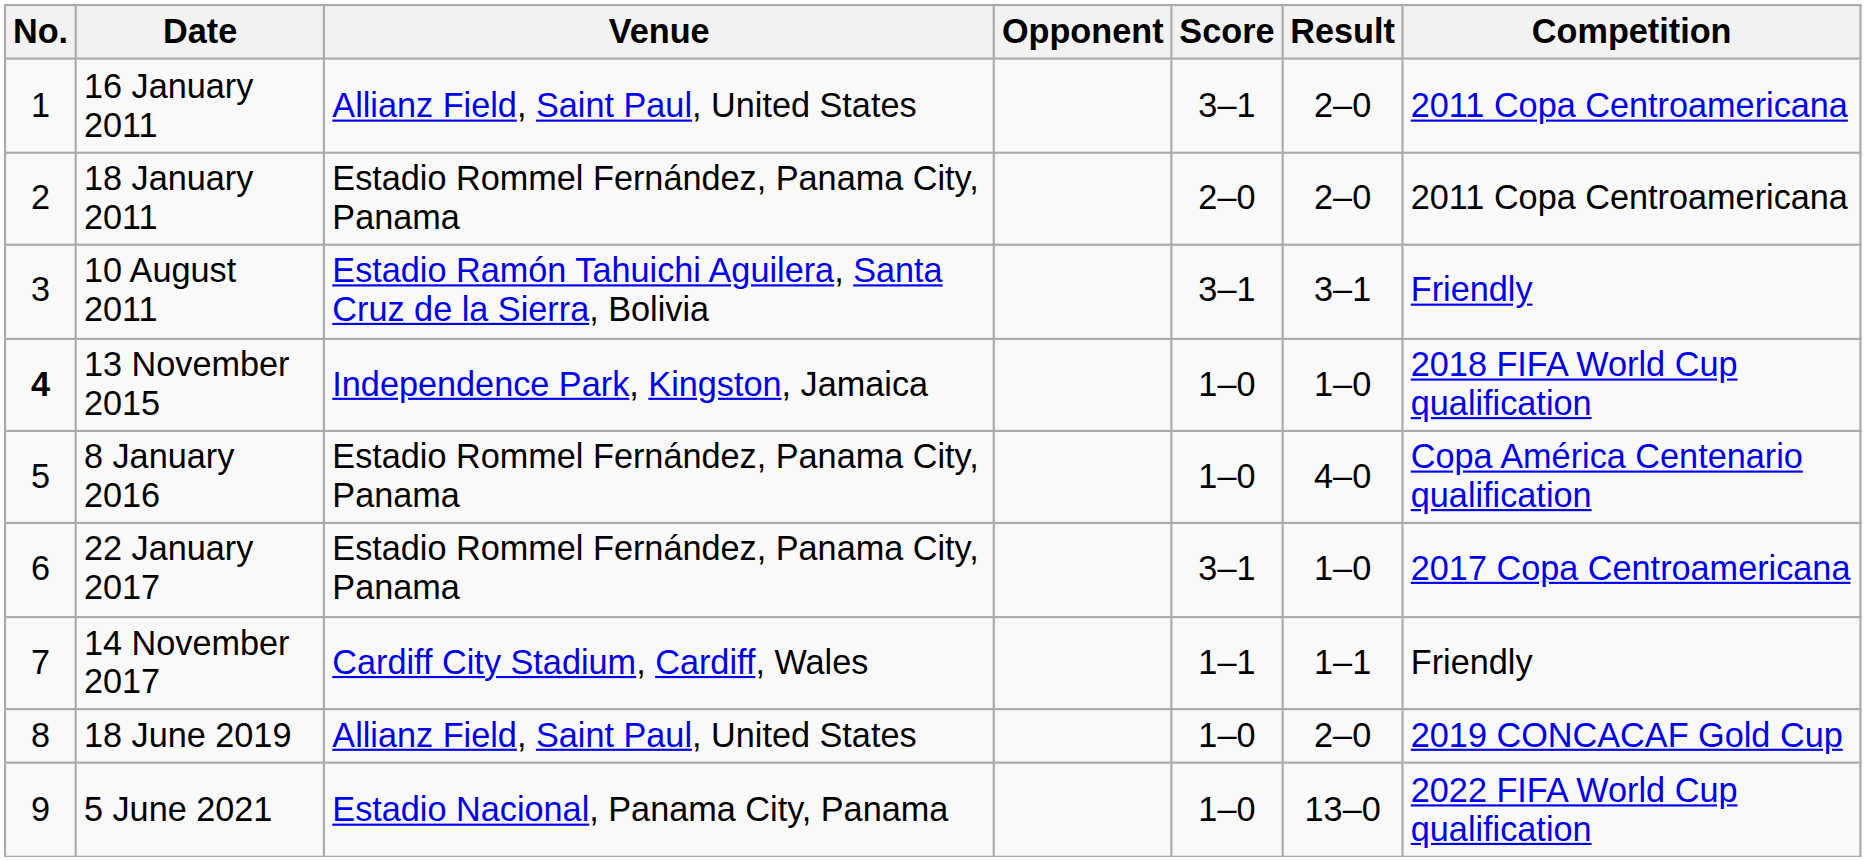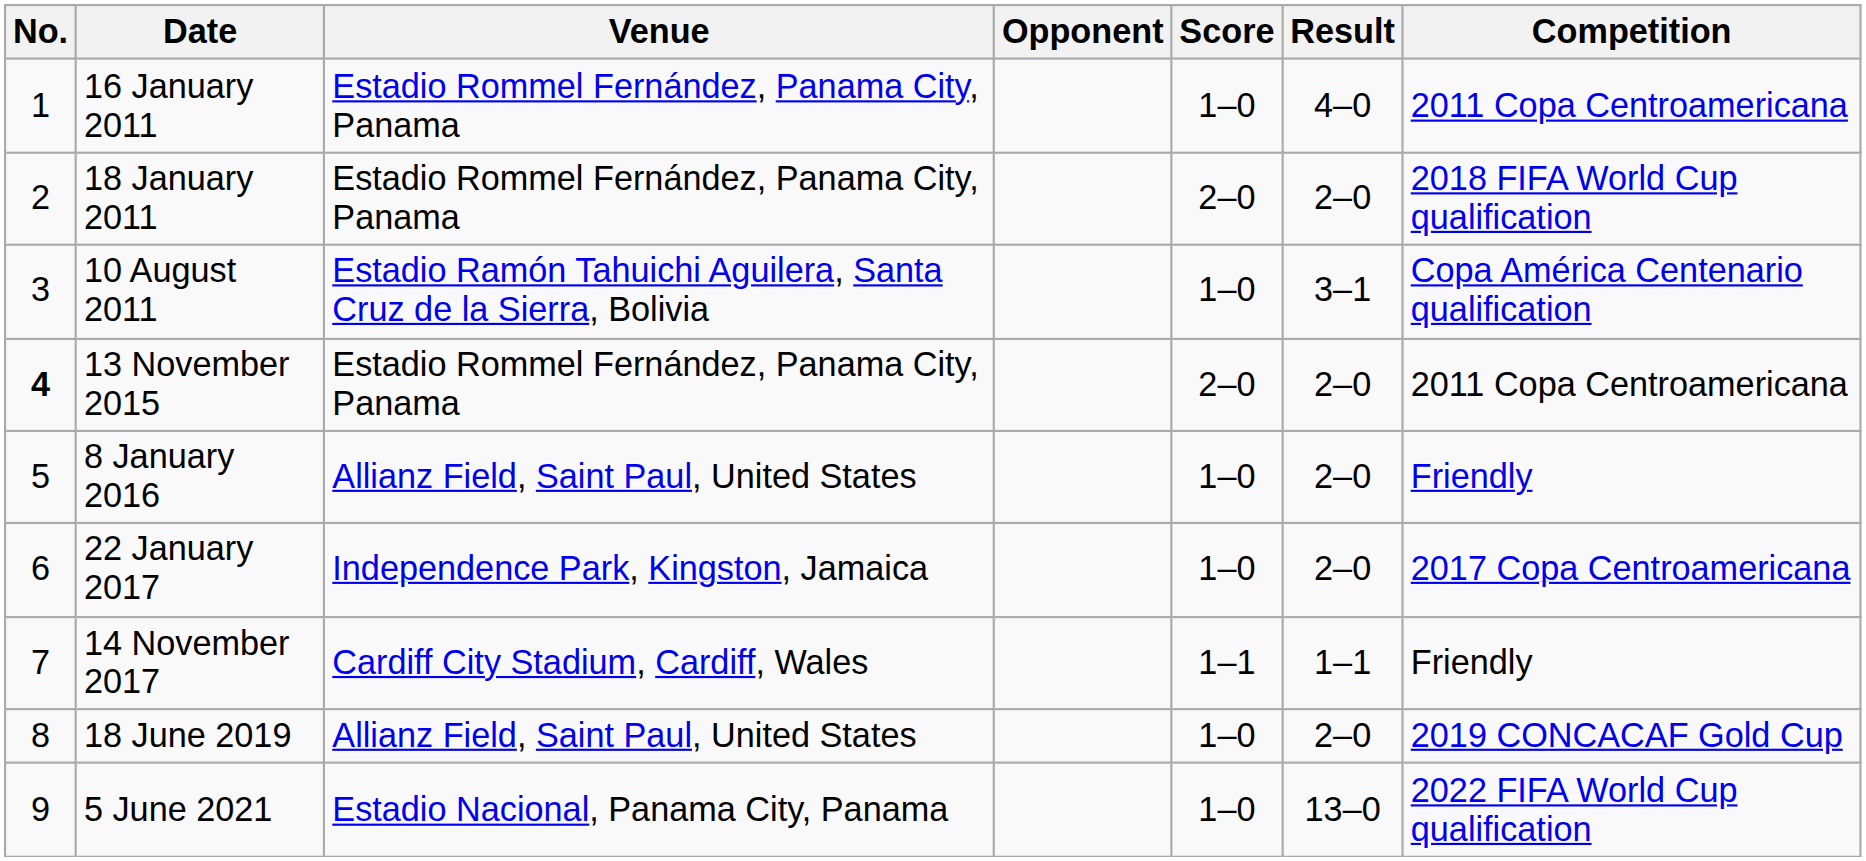(624, 105) Allianz Field, Saint Paul, United States -> (655, 105) Estadio Rommel Fernández, Panama City, Panama
(1227, 105) 3–1 -> (1227, 105) 1–0
(1343, 105) 2–0 -> (1343, 105) 4–0
(1629, 198) 2011 Copa Centroamericana -> (1574, 198) 2018 FIFA World Cup qualification
(1227, 290) 3–1 -> (1227, 290) 1–0
(1472, 290) Friendly -> (1607, 290) Copa América Centenario qualification
(630, 383) Independence Park, Kingston, Jamaica -> (655, 383) Estadio Rommel Fernández, Panama City, Panama
(1227, 383) 1–0 -> (1227, 383) 2–0
(1343, 383) 1–0 -> (1343, 383) 2–0
(1574, 383) 2018 FIFA World Cup qualification -> (1629, 383) 2011 Copa Centroamericana
(655, 476) Estadio Rommel Fernández, Panama City, Panama -> (624, 476) Allianz Field, Saint Paul, United States
(1343, 476) 4–0 -> (1343, 476) 2–0
(1607, 476) Copa América Centenario qualification -> (1472, 476) Friendly
(655, 569) Estadio Rommel Fernández, Panama City, Panama -> (630, 569) Independence Park, Kingston, Jamaica
(1227, 569) 3–1 -> (1227, 569) 1–0
(1343, 569) 1–0 -> (1343, 569) 2–0
